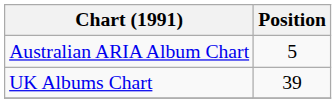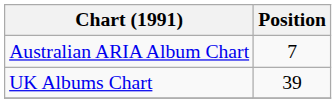(292, 51) 5 -> (292, 51) 7
